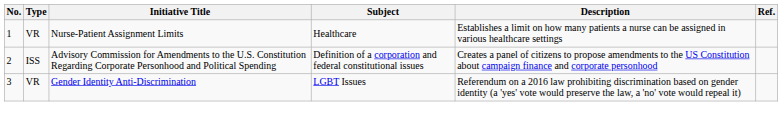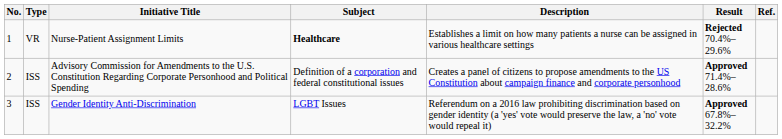+ column: (729, 12)
(335, 33) normal -> (317, 39) bold
(33, 81) VR -> (33, 104) ISS
